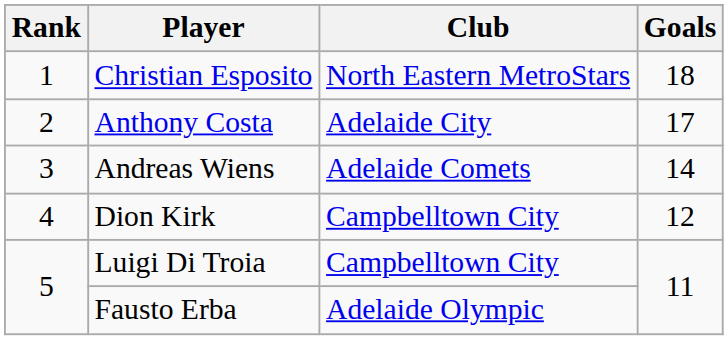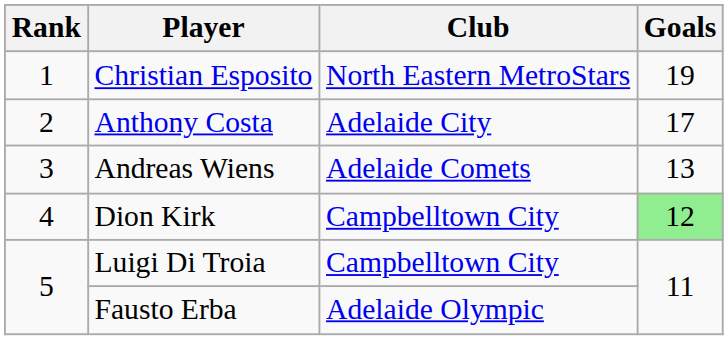(680, 74) 18 -> (680, 74) 19
(680, 168) 14 -> (680, 168) 13
(680, 215) no background -> (680, 215) lightgreen background
